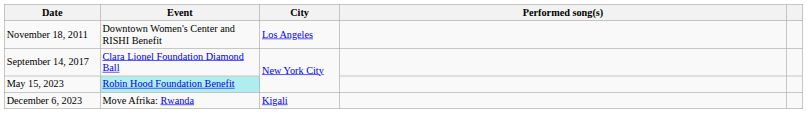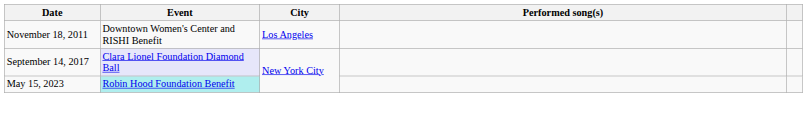(173, 62) no background -> (173, 62) lavender background
- row: (44, 100)
